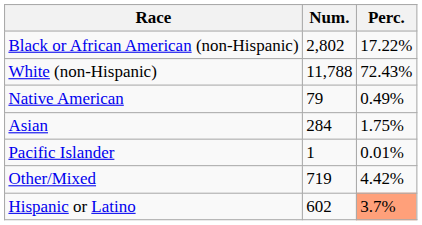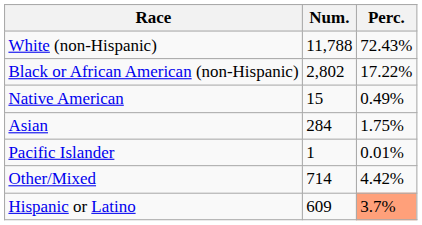rows swapped: (83, 71) <-> (153, 44)
(315, 98) 79 -> (315, 98) 15
(319, 179) 719 -> (319, 179) 714
(319, 206) 602 -> (319, 206) 609
